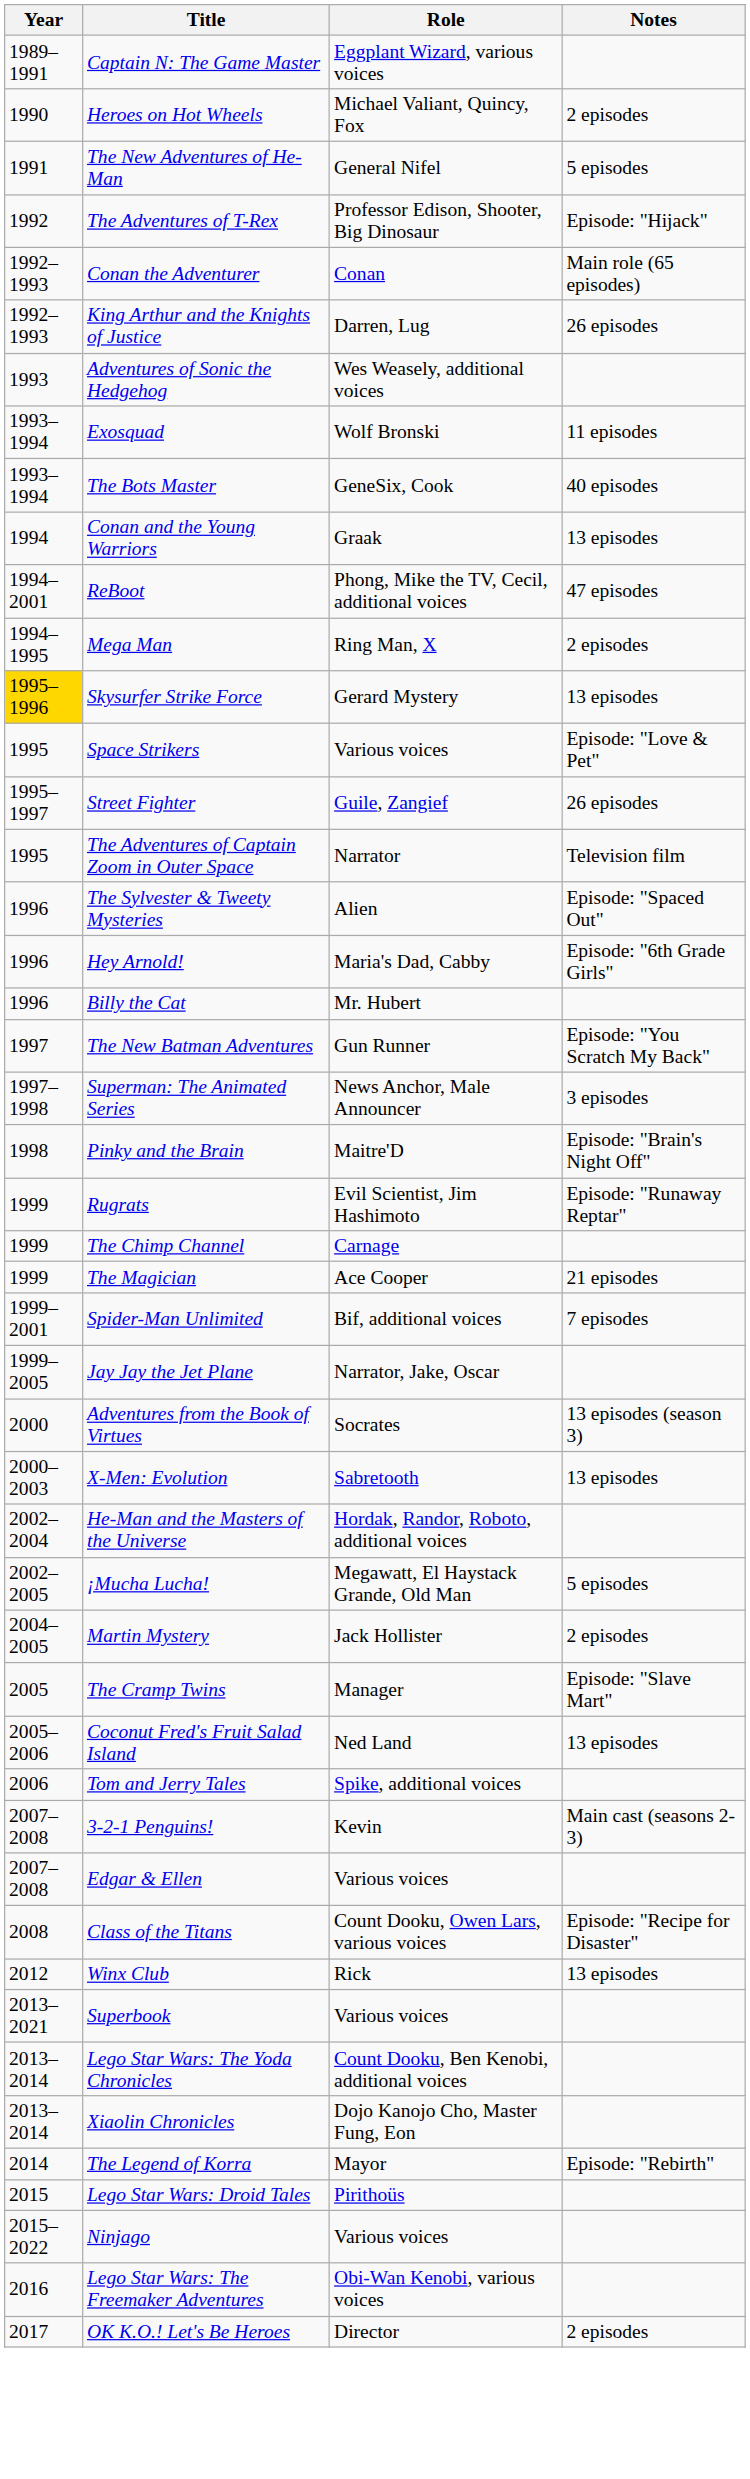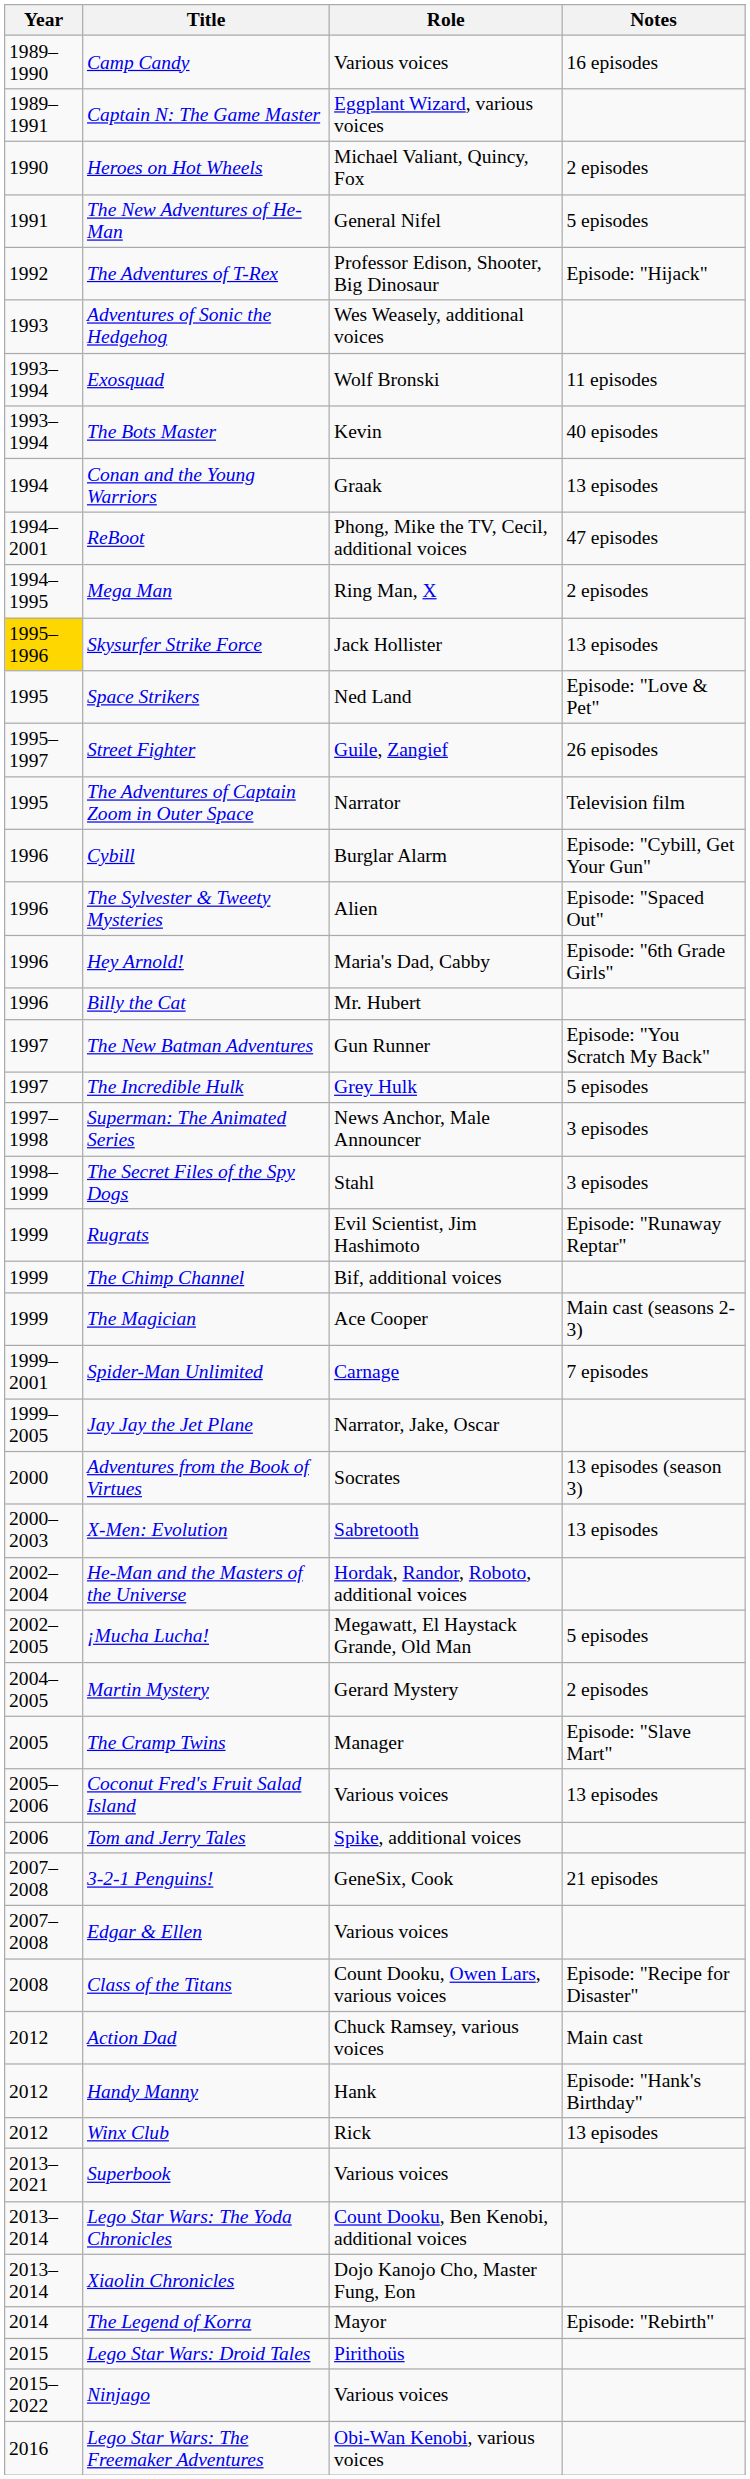+ row: (138, 61)
- row: (173, 273)
- row: (199, 326)
(394, 485) GeneSix, Cook -> (358, 432) Kevin
(396, 696) Gerard Mystery -> (388, 644) Jack Hollister
(391, 749) Various voices -> (373, 696) Ned Land
+ row: (111, 855)
+ row: (165, 1087)
- row: (165, 1151)
+ row: (191, 1182)
(367, 1246) Carnage -> (418, 1277) Bif, additional voices
(612, 1277) 21 episodes -> (651, 1318) Main cast (seasons 2-3)
(418, 1318) Bif, additional voices -> (367, 1371) Carnage
(388, 1636) Jack Hollister -> (396, 1689) Gerard Mystery
(373, 1742) Ned Land -> (391, 1795) Various voices
(358, 1826) Kevin -> (394, 1879) GeneSix, Cook
(651, 1826) Main cast (seasons 2-3) -> (612, 1879) 21 episodes
+ row: (132, 2037)
+ row: (143, 2090)
- row: (189, 2331)
